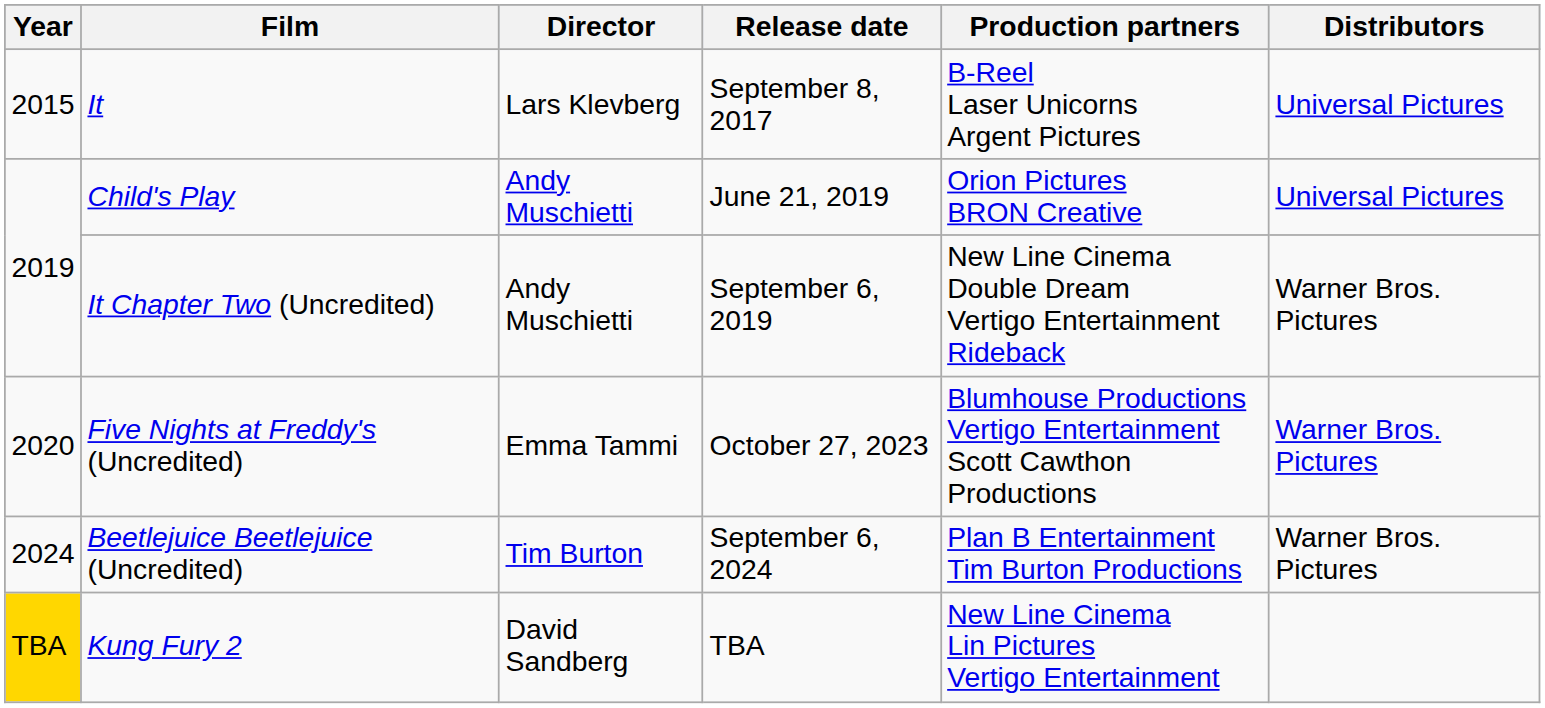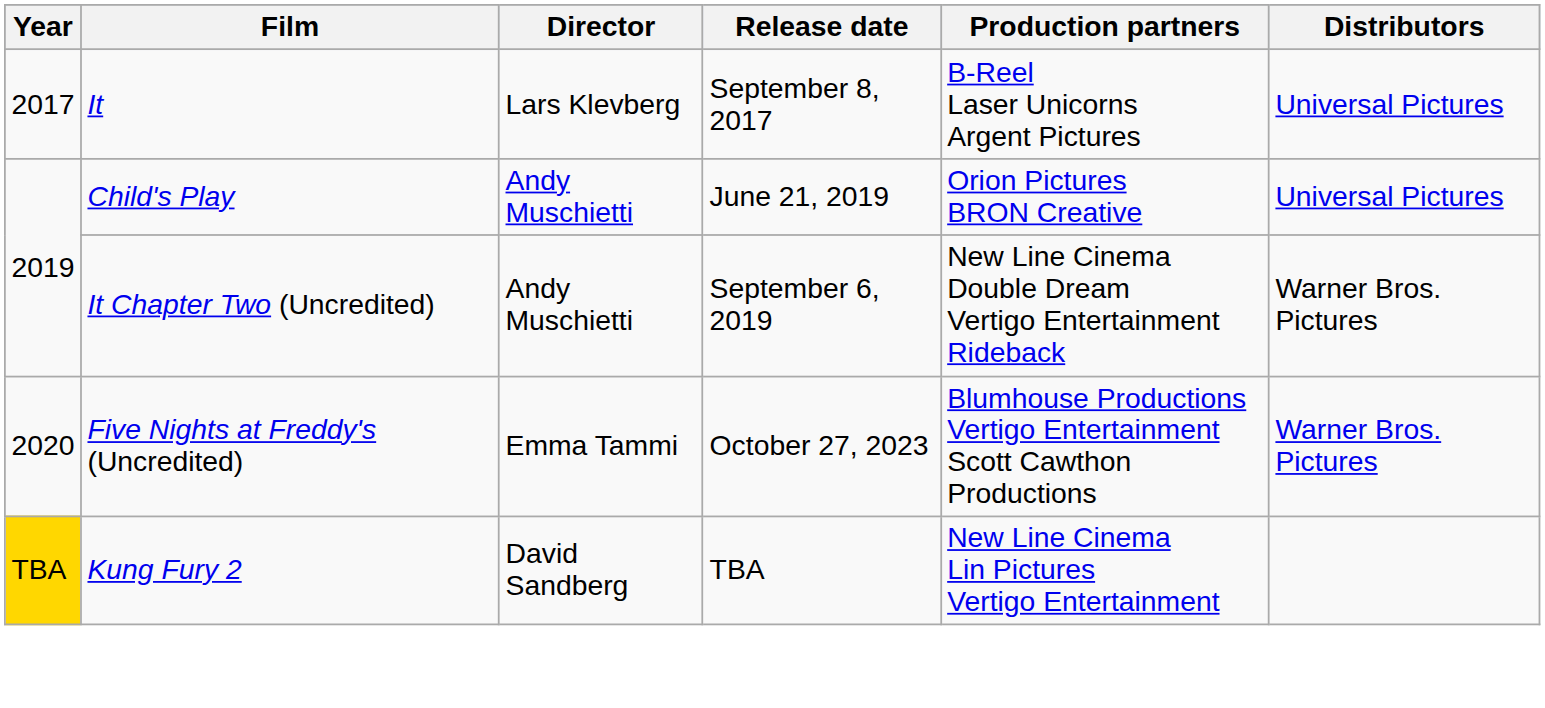(43, 103) 2015 -> (43, 103) 2017
- row: (230, 554)
